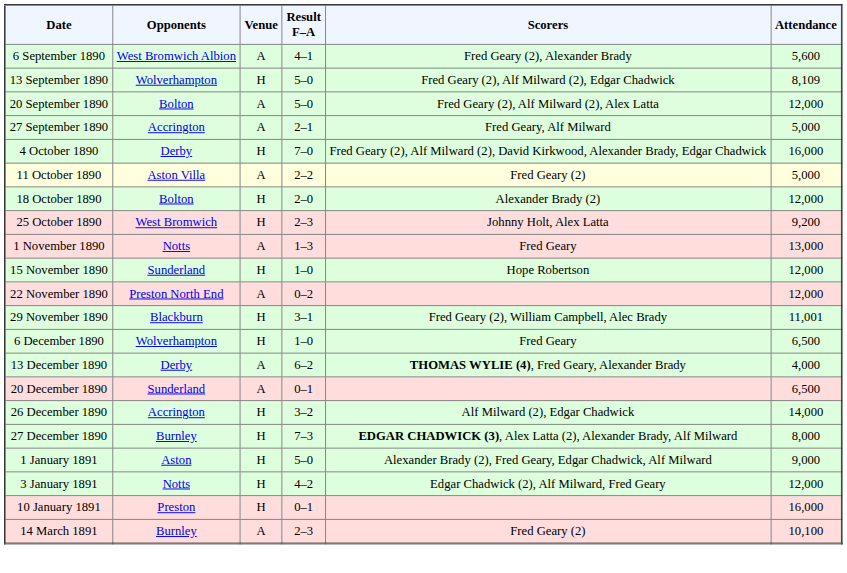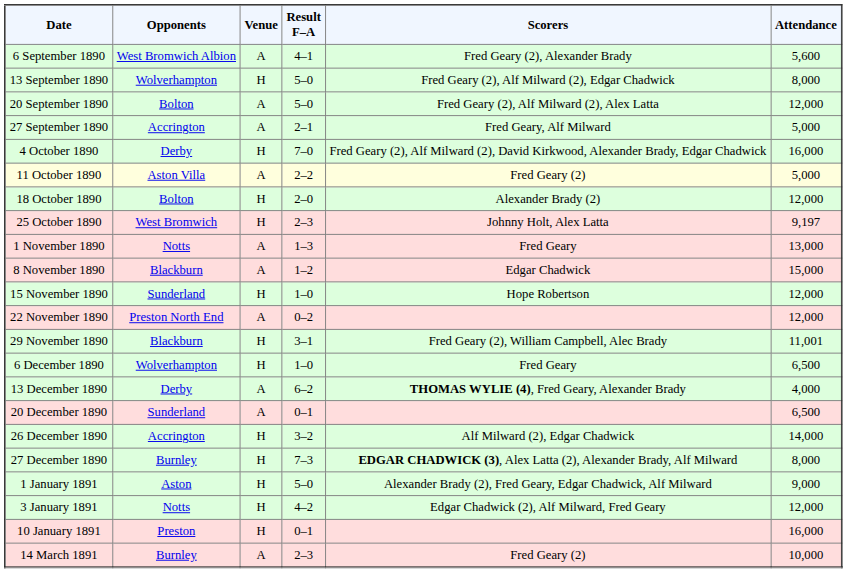(806, 80) 8,109 -> (806, 80) 8,000
(806, 222) 9,200 -> (806, 222) 9,197
+ row: (59, 270)
(806, 531) 10,100 -> (806, 555) 10,000
